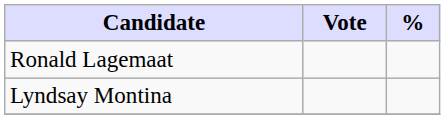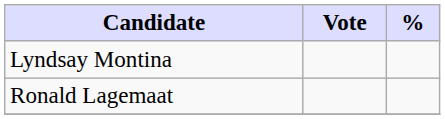rows swapped: (92, 59) <-> (91, 95)
